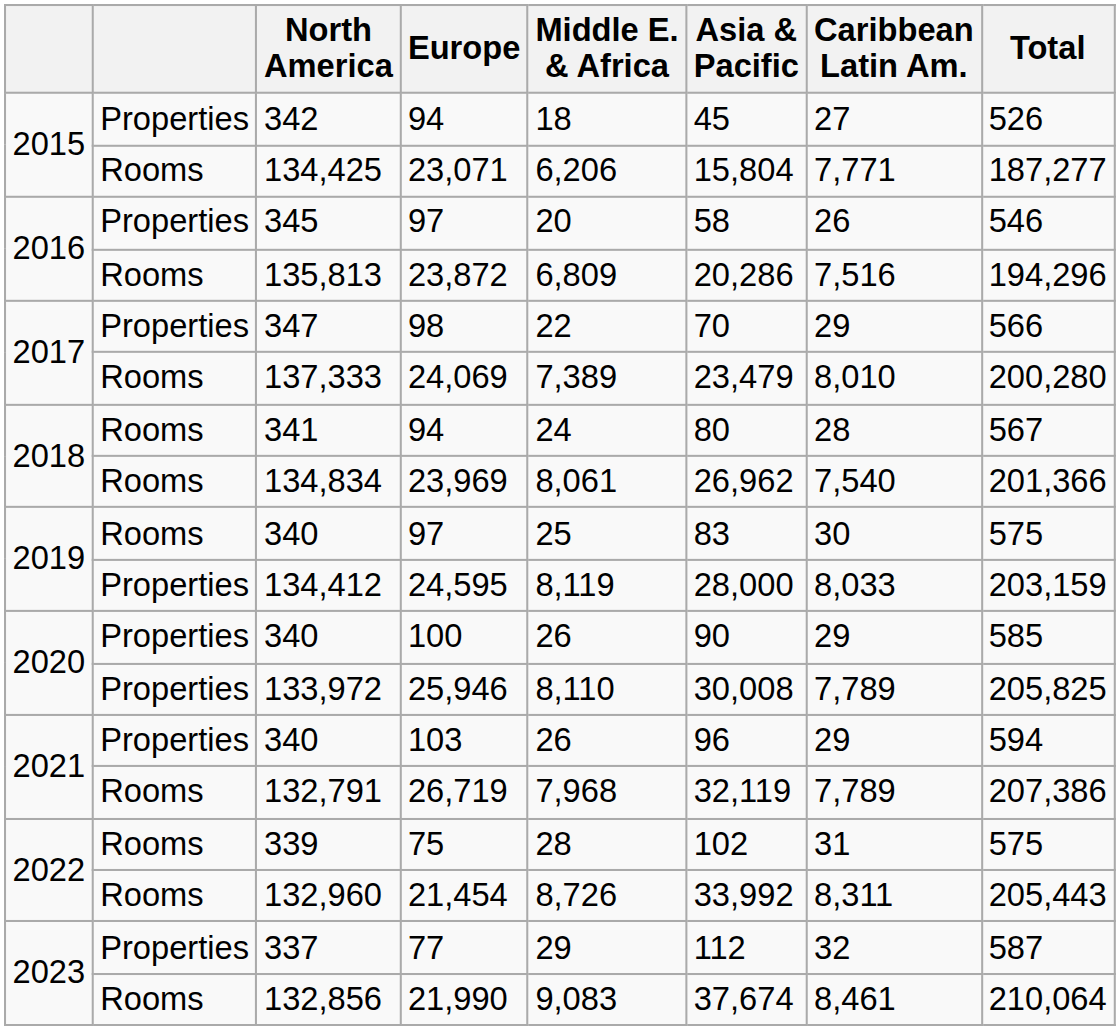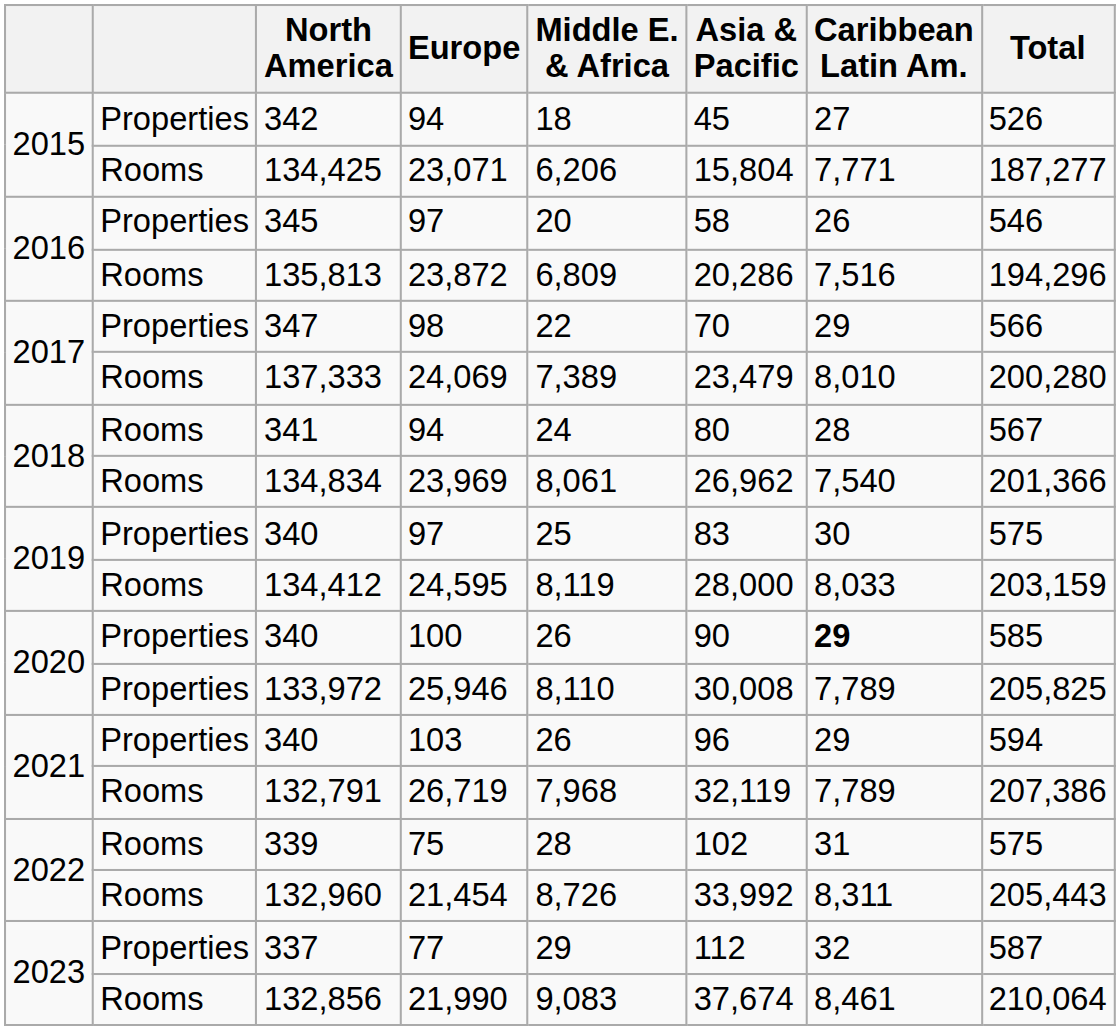(152, 532) Rooms -> (175, 532) Properties
(175, 584) Properties -> (152, 584) Rooms
(832, 636) normal -> (832, 636) bold
